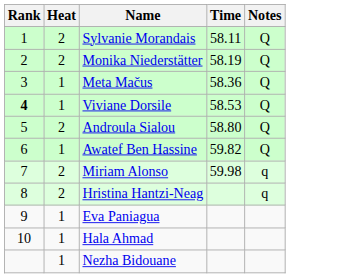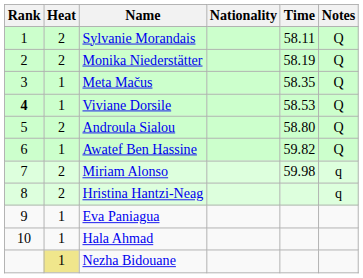+ column: (243, 15)
(226, 82) 58.36 -> (299, 82) 58.35
(62, 261) no background -> (62, 261) khaki background
